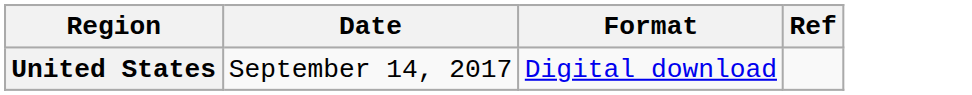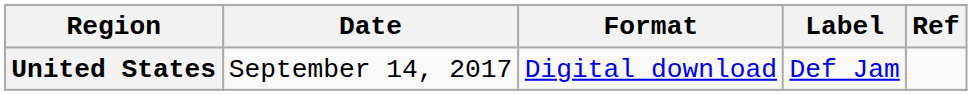+ column: (845, 26)
